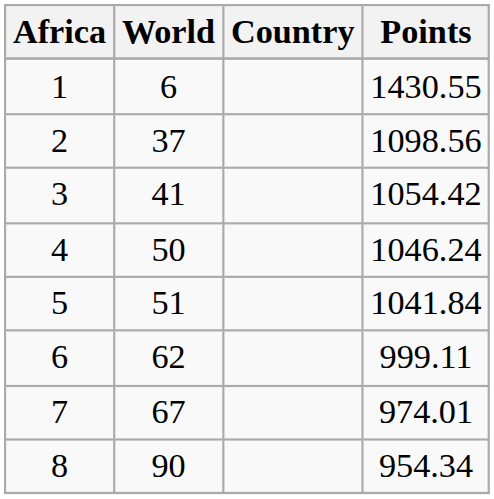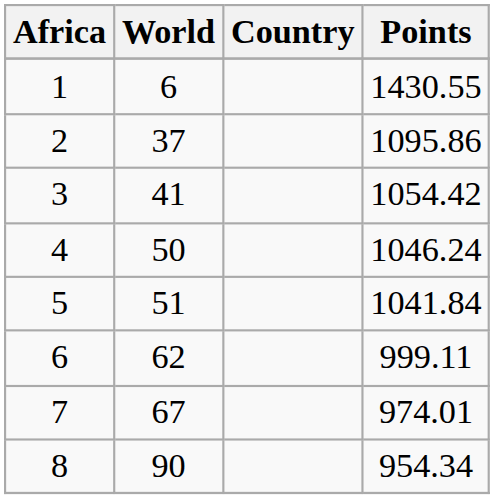(426, 140) 1098.56 -> (426, 140) 1095.86
